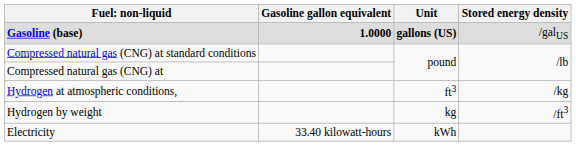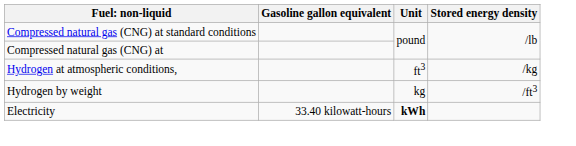- row: (45, 33)
(445, 132) normal -> (413, 111) bold
